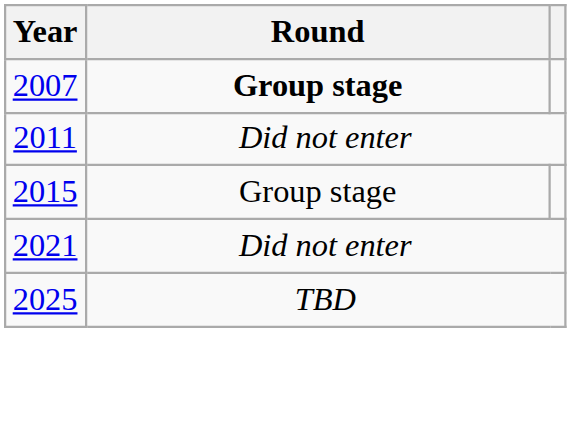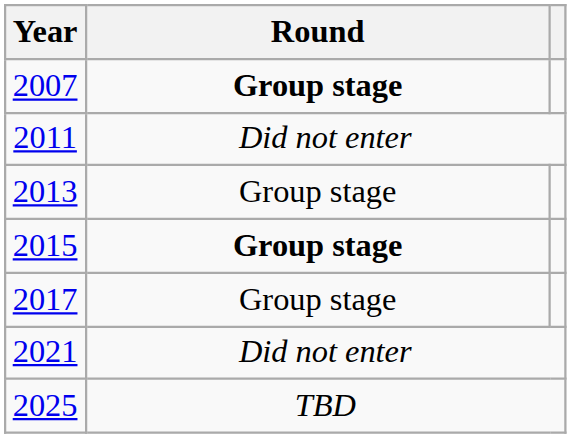+ row: (45, 191)
(318, 191) normal -> (318, 245) bold
+ row: (45, 298)
